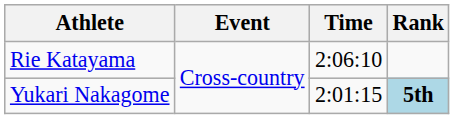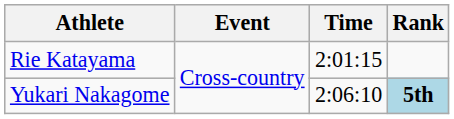(349, 59) 2:06:10 -> (349, 59) 2:01:15
(349, 95) 2:01:15 -> (349, 95) 2:06:10
